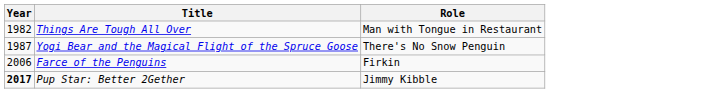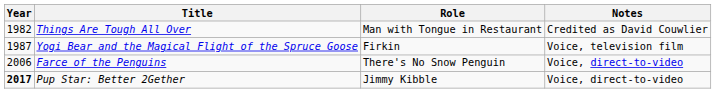+ column: (627, 13)
(434, 46) There's No Snow Penguin -> (381, 46) Firkin
(381, 63) Firkin -> (434, 63) There's No Snow Penguin
